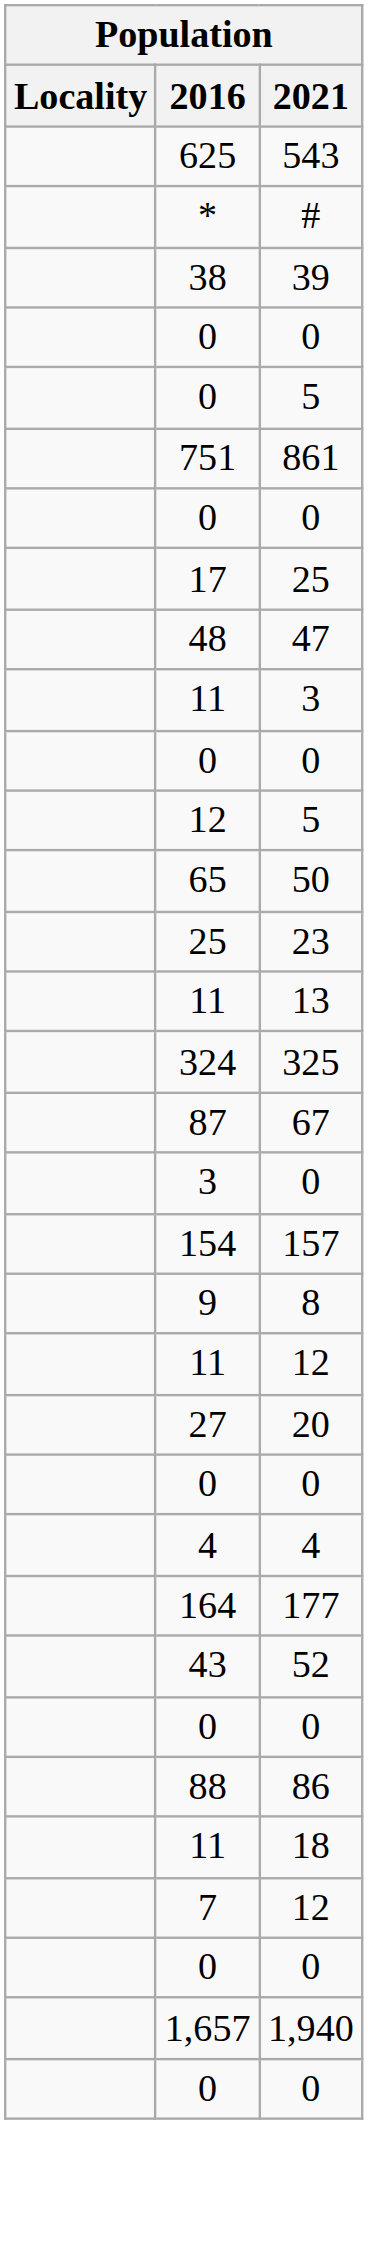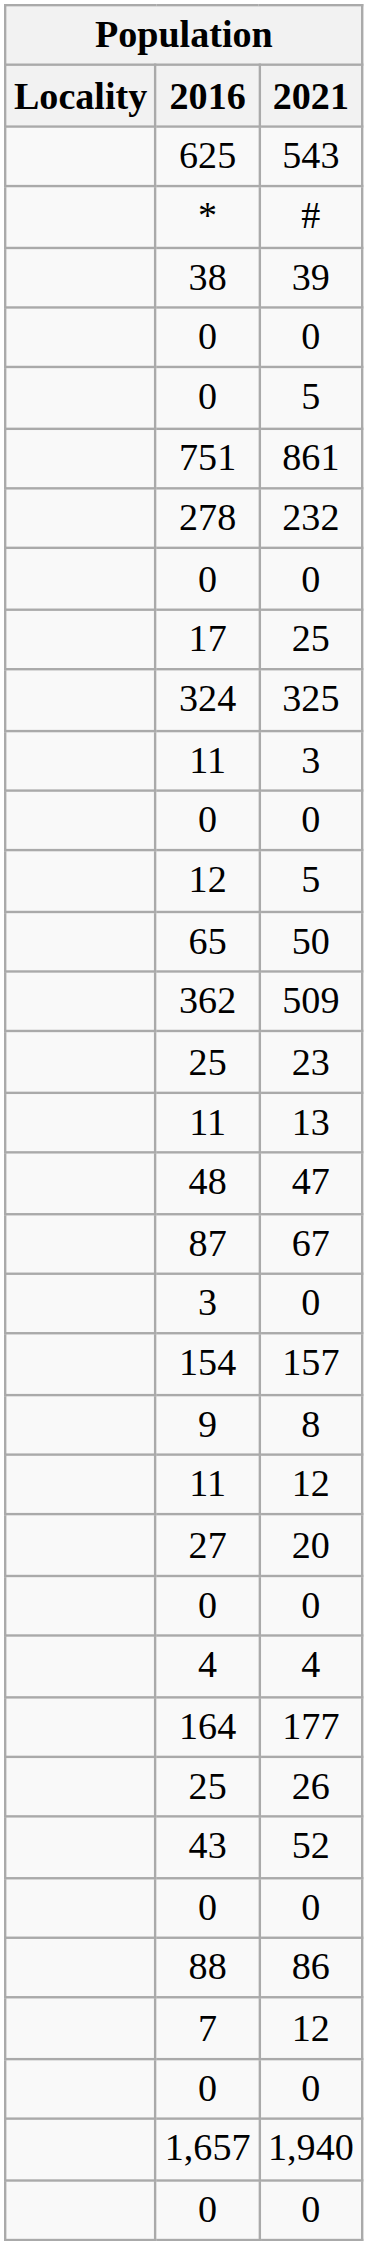+ row: (208, 517)
rows swapped: (208, 1061) <-> (208, 638)
+ row: (208, 1000)
+ row: (208, 1786)
- row: (208, 1846)
